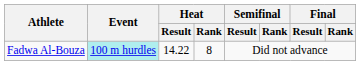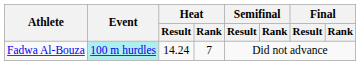(176, 51) 14.22 -> (176, 51) 14.24
(209, 51) 8 -> (209, 51) 7
